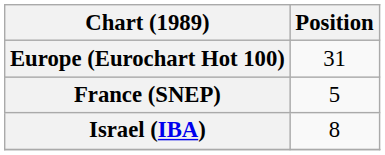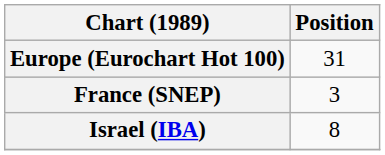(335, 94) 5 -> (335, 94) 3
